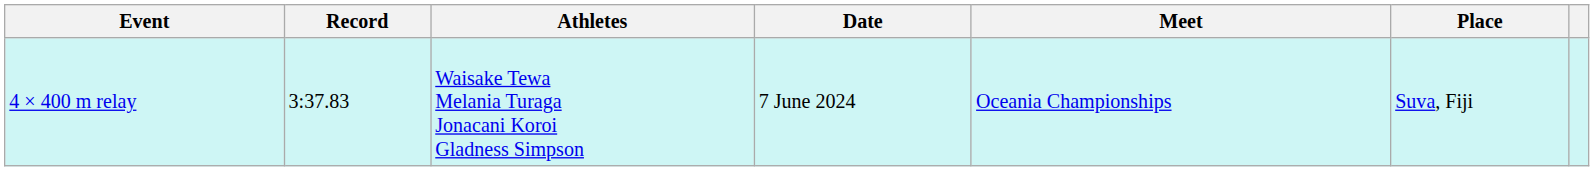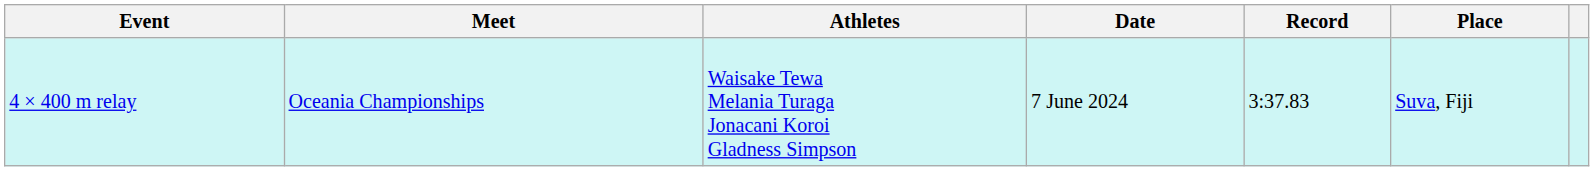columns swapped: (357, 21) <-> (1181, 21)
